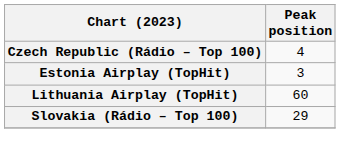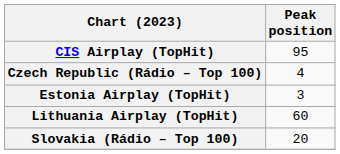+ row: (135, 52)
(300, 117) 29 -> (300, 139) 20
